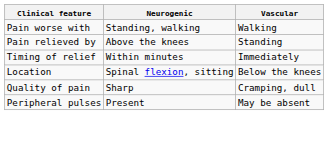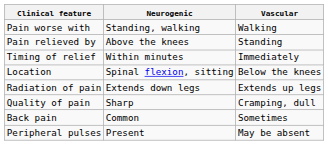+ row: (54, 87)
+ row: (32, 117)
